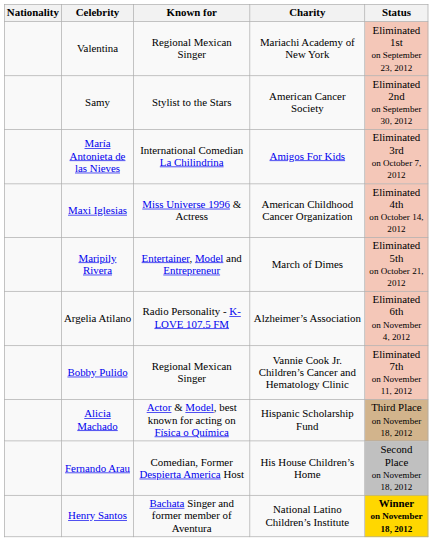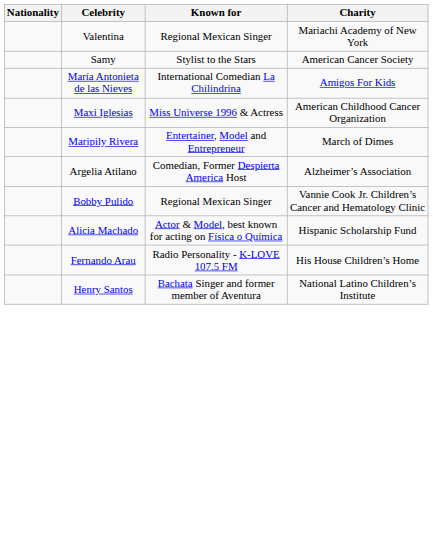- column: (396, 13)
(192, 318) Radio Personality - K-LOVE 107.5 FM -> (216, 171) Comedian, Former Despierta America Host
(192, 468) Comedian, Former Despierta America Host -> (216, 260) Radio Personality - K-LOVE 107.5 FM
